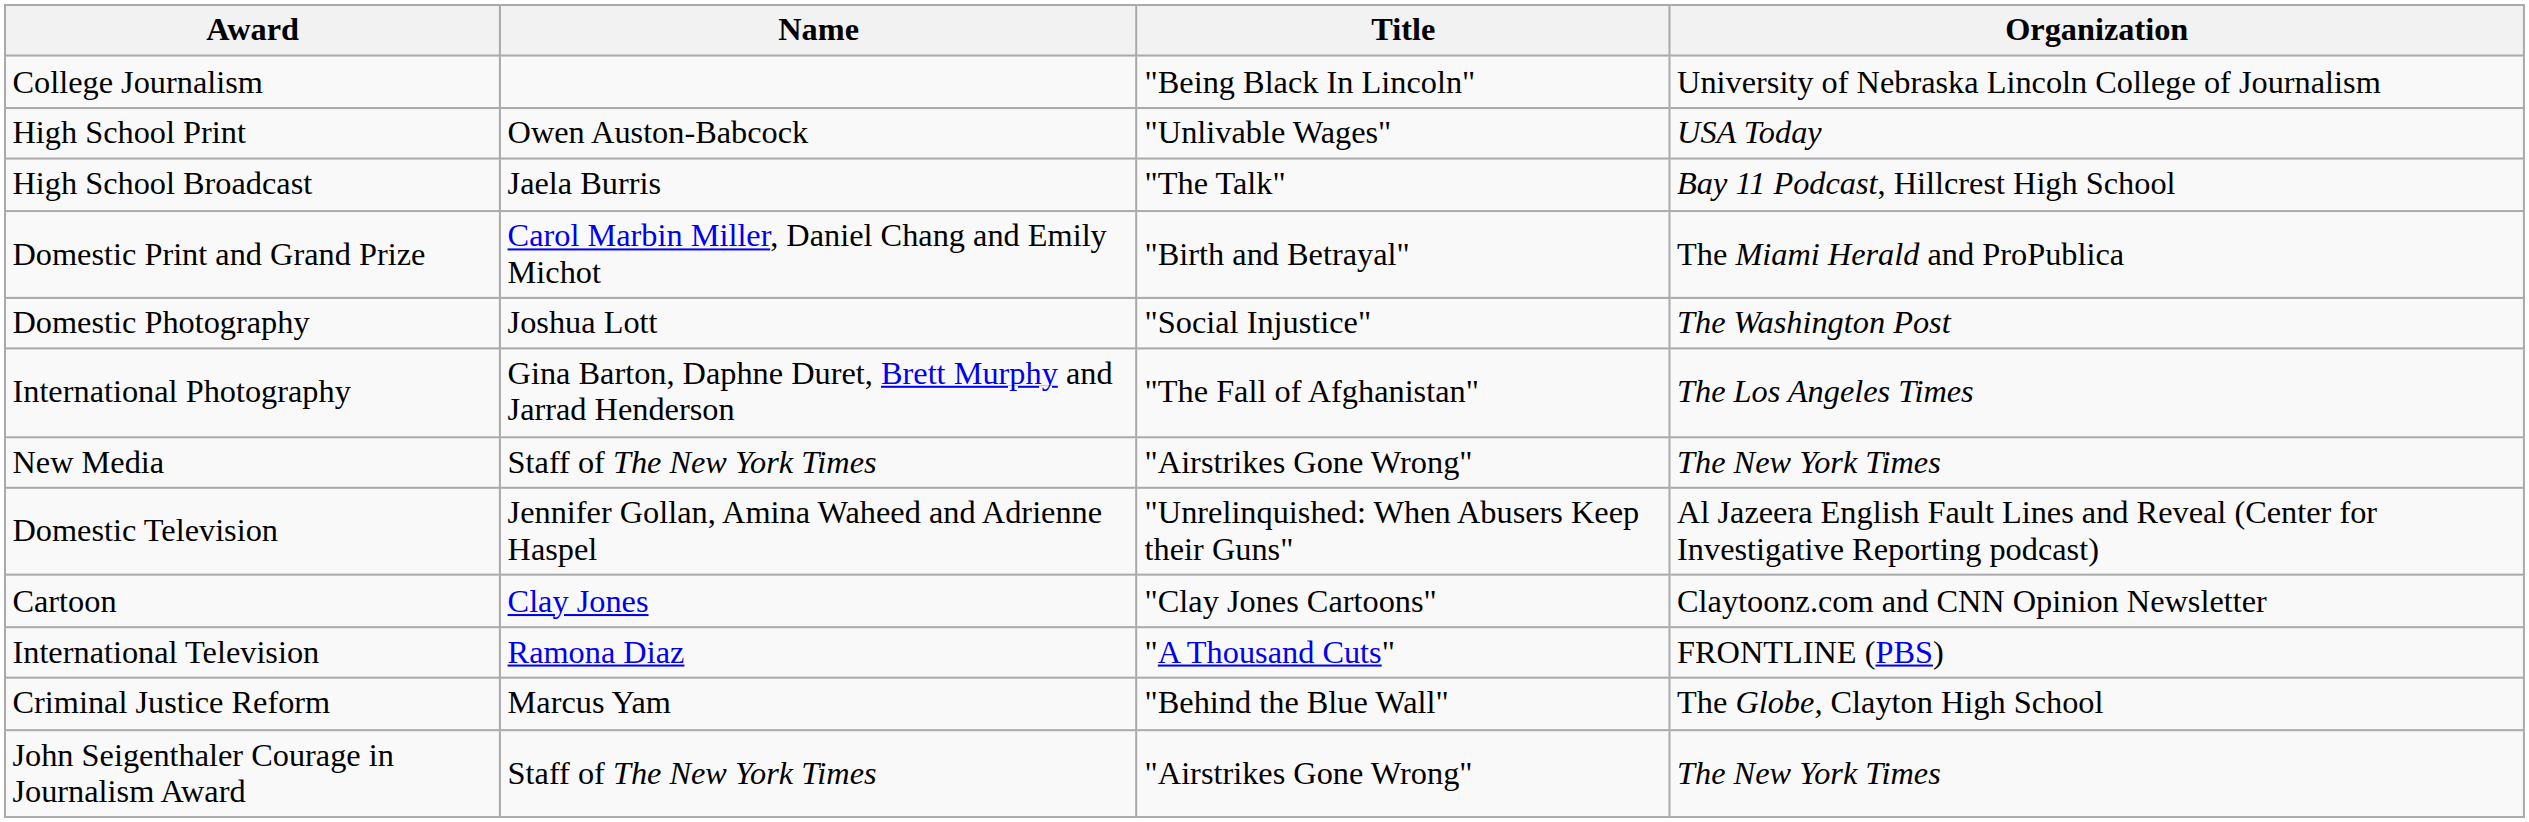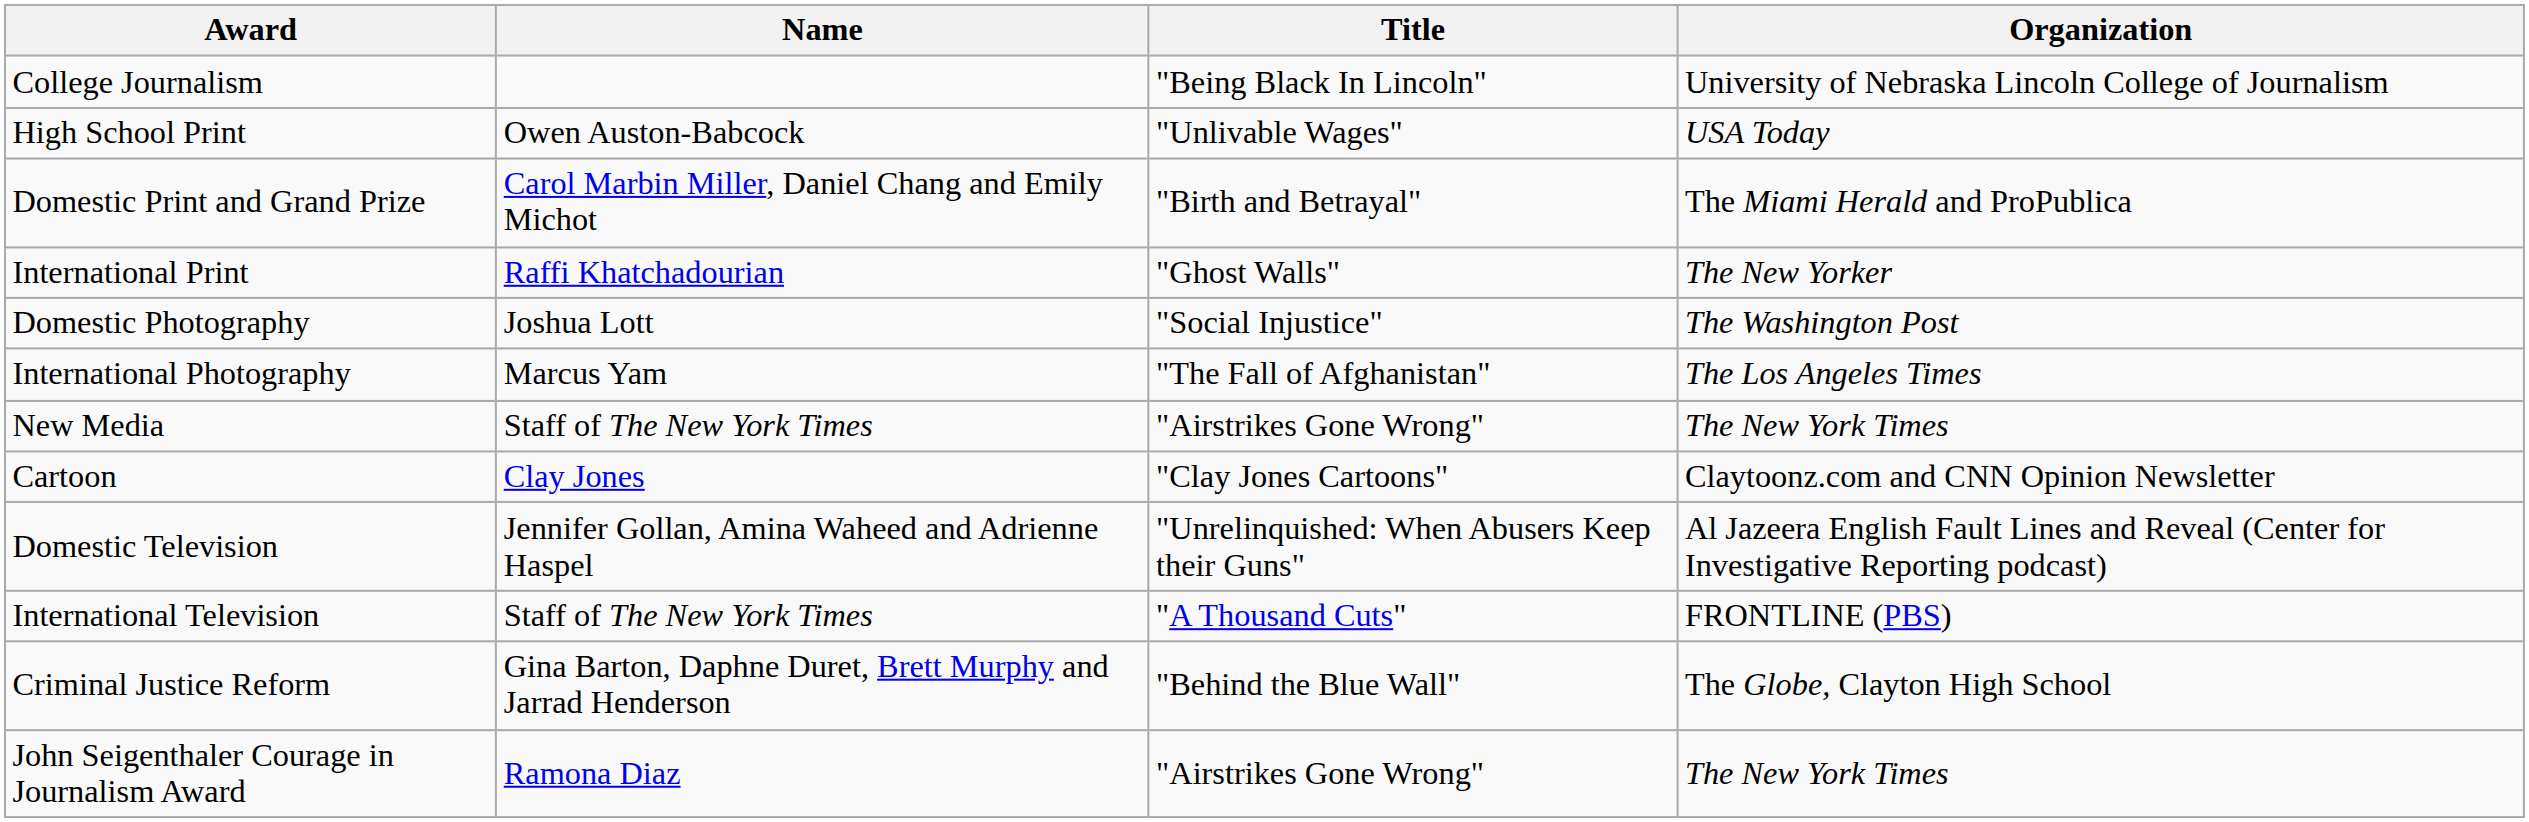- row: (162, 183)
+ row: (130, 271)
(810, 392) Gina Barton, Daphne Duret, Brett Murphy and Jarrad Henderson -> (585, 374) Marcus Yam
rows swapped: (65, 600) <-> (145, 531)
(596, 651) Ramona Diaz -> (688, 615) Staff of The New York Times
(589, 703) Marcus Yam -> (806, 684) Gina Barton, Daphne Duret, Brett Murphy and Jarrad Henderson
(692, 772) Staff of The New York Times -> (592, 772) Ramona Diaz
